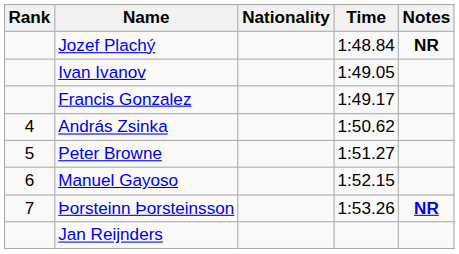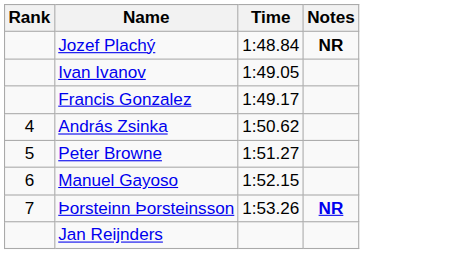- column: (286, 18)
